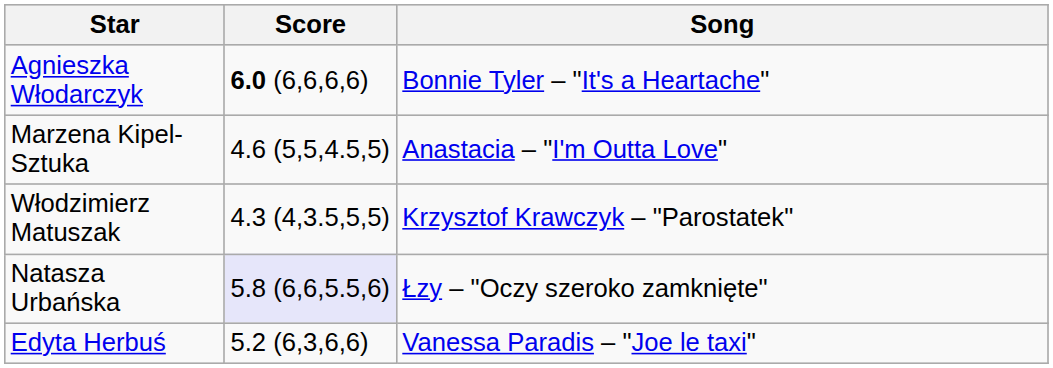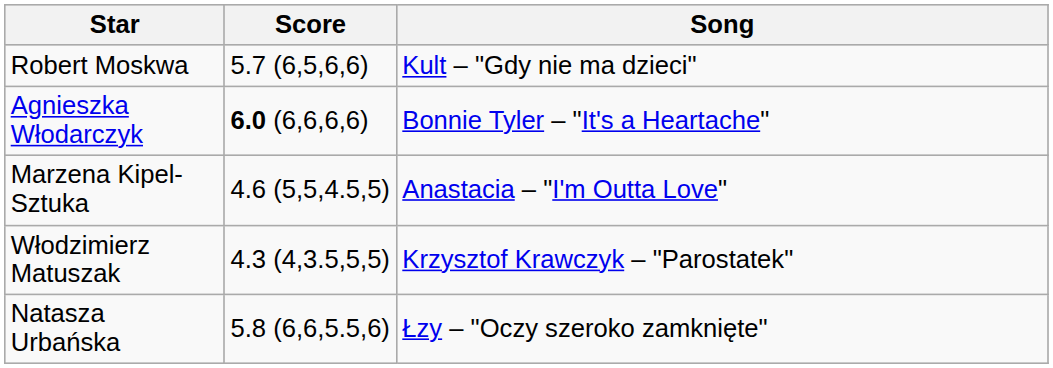+ row: (100, 65)
(310, 288) lavender background -> (310, 328) no background
- row: (88, 342)
